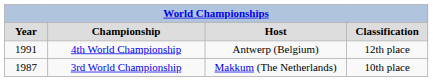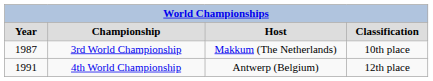rows swapped: (126, 68) <-> (126, 50)
